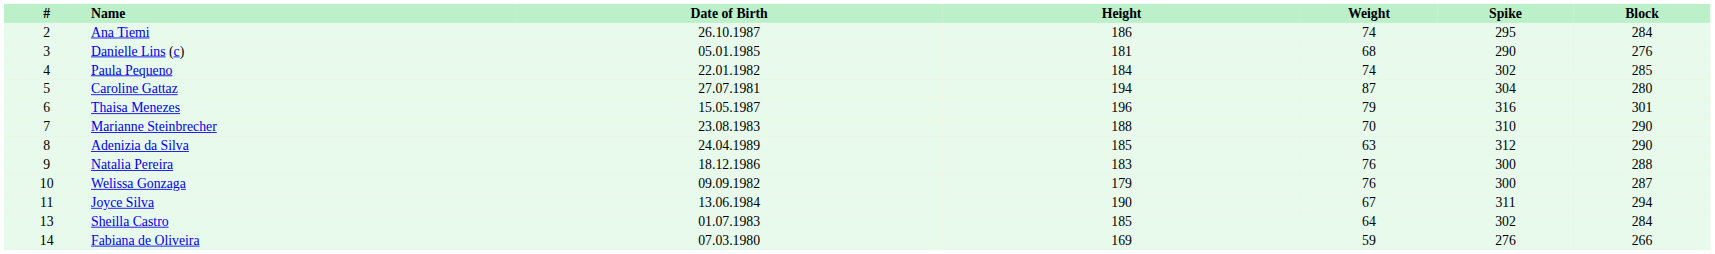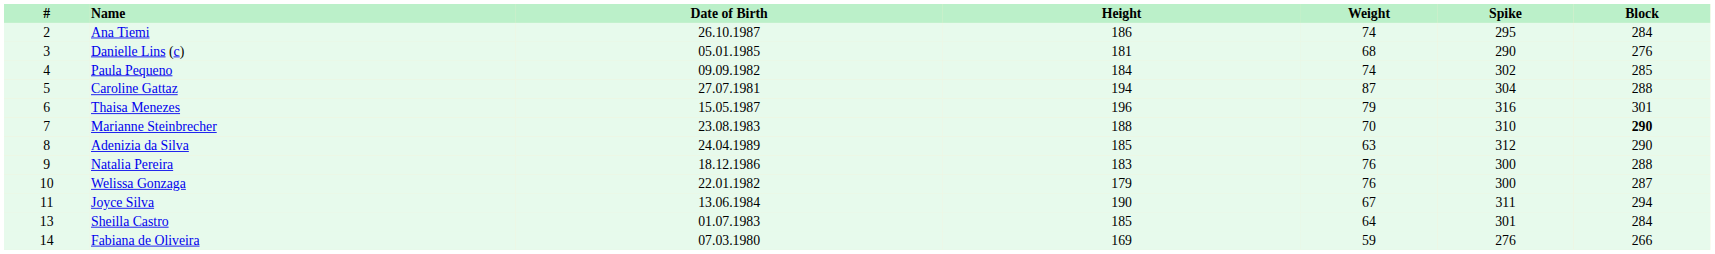(729, 70) 22.01.1982 -> (729, 70) 09.09.1982
(1642, 89) 280 -> (1642, 89) 288
(1642, 127) normal -> (1642, 127) bold
(729, 183) 09.09.1982 -> (729, 183) 22.01.1982
(1505, 221) 302 -> (1505, 221) 301
